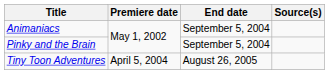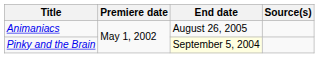(226, 28) September 5, 2004 -> (210, 28) August 26, 2005
(226, 45) no background -> (216, 45) lightyellow background
- row: (56, 61)
